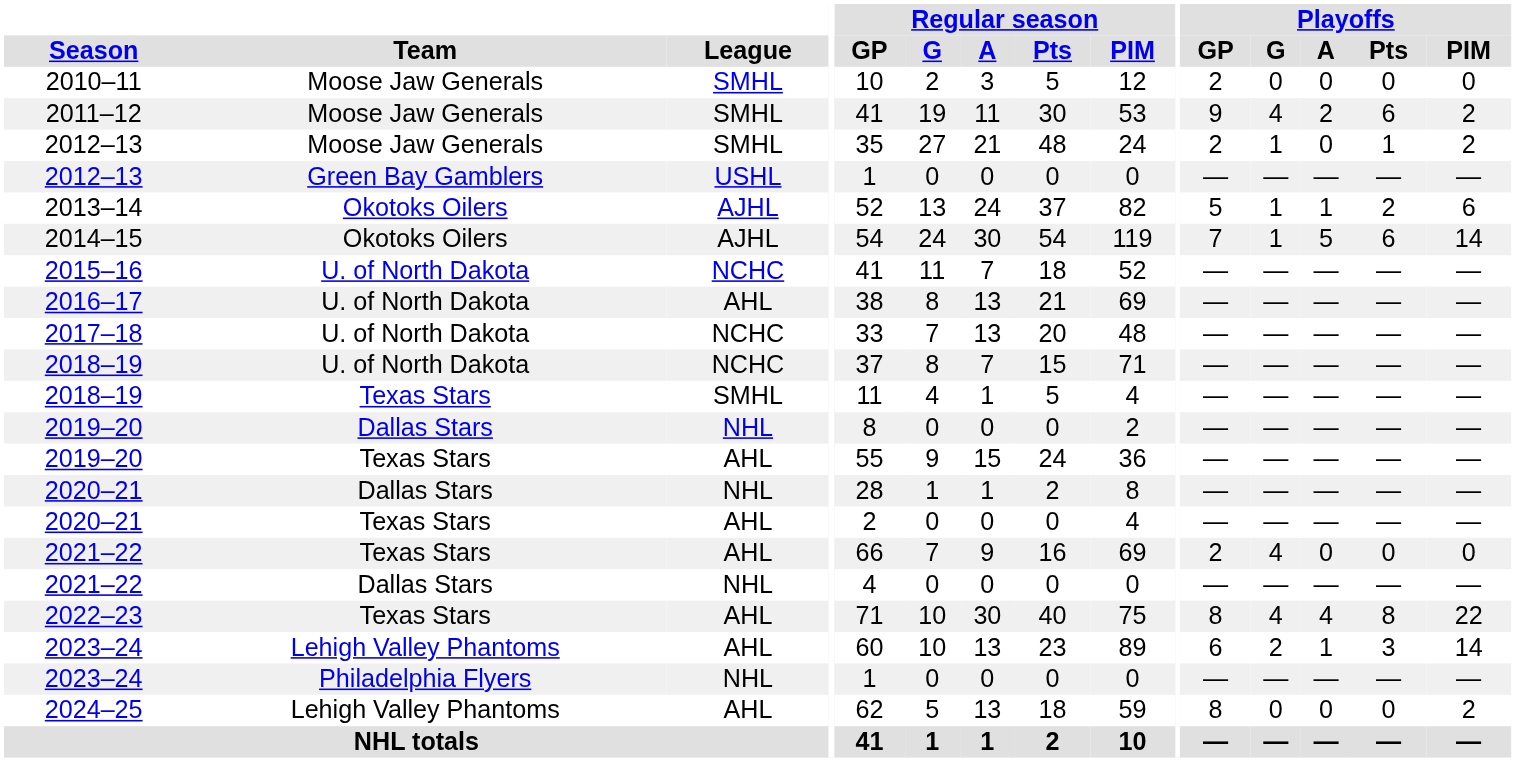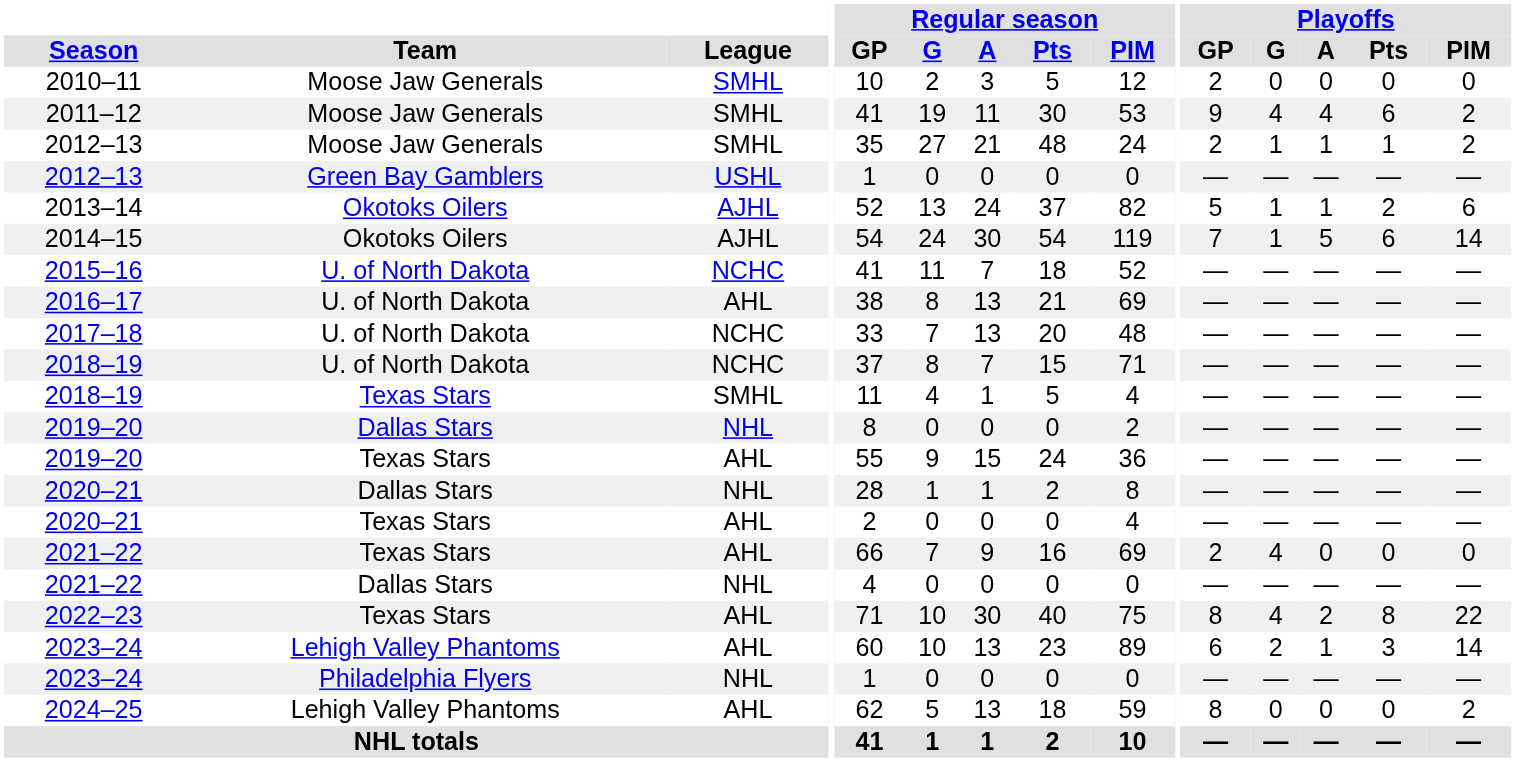(1326, 113) 2 -> (1326, 113) 4
(1326, 145) 0 -> (1326, 145) 1
(1326, 616) 4 -> (1326, 616) 2
